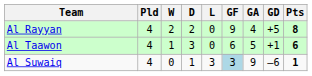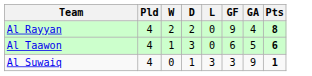- column: (273, 13)
(233, 62) lightblue background -> (233, 62) no background
